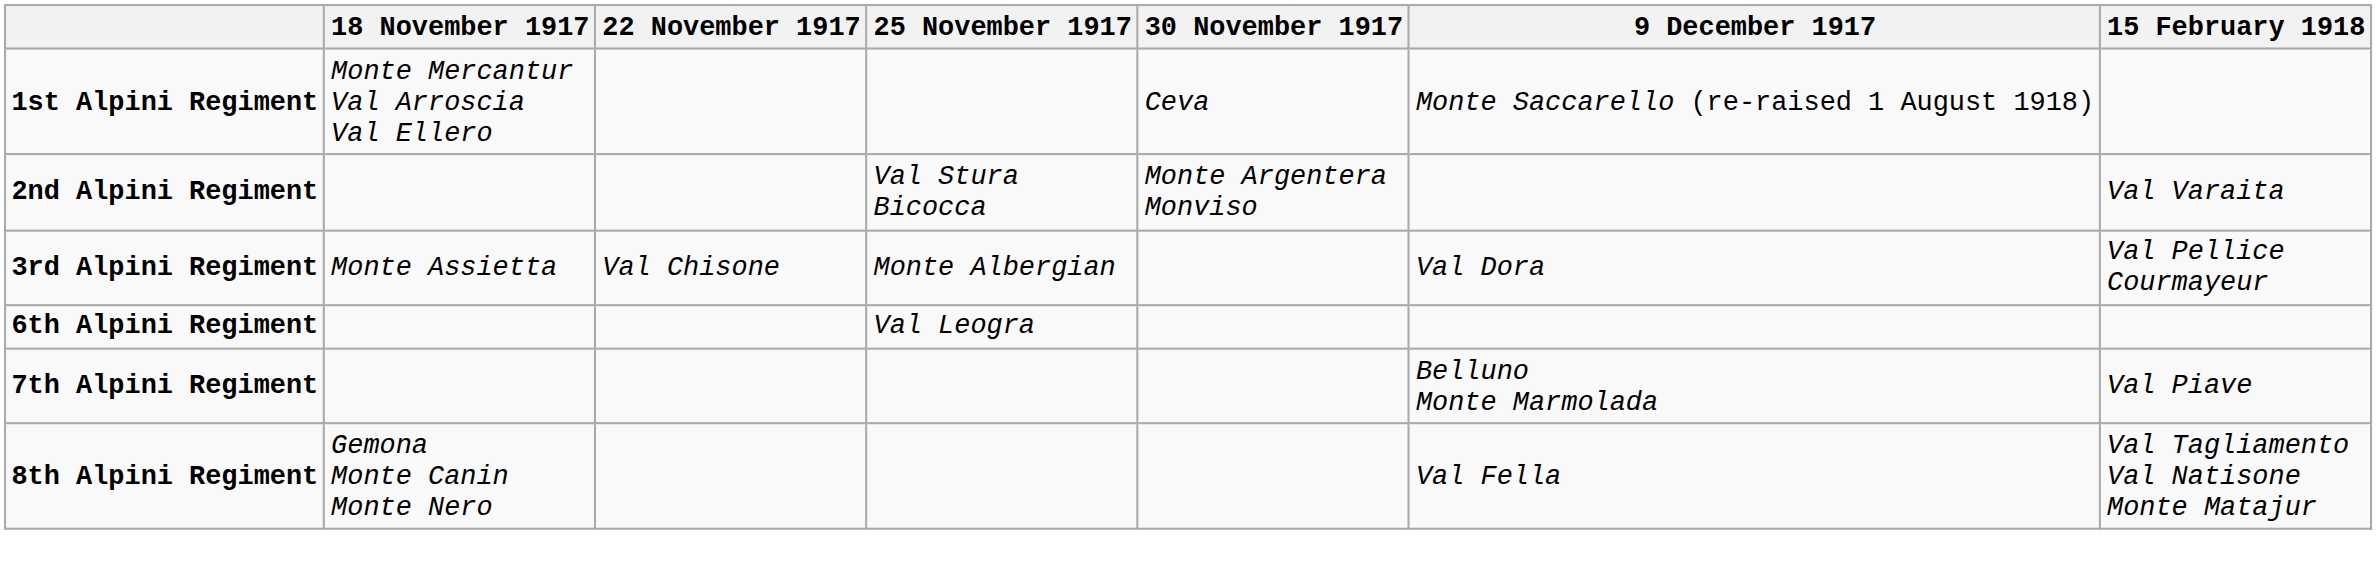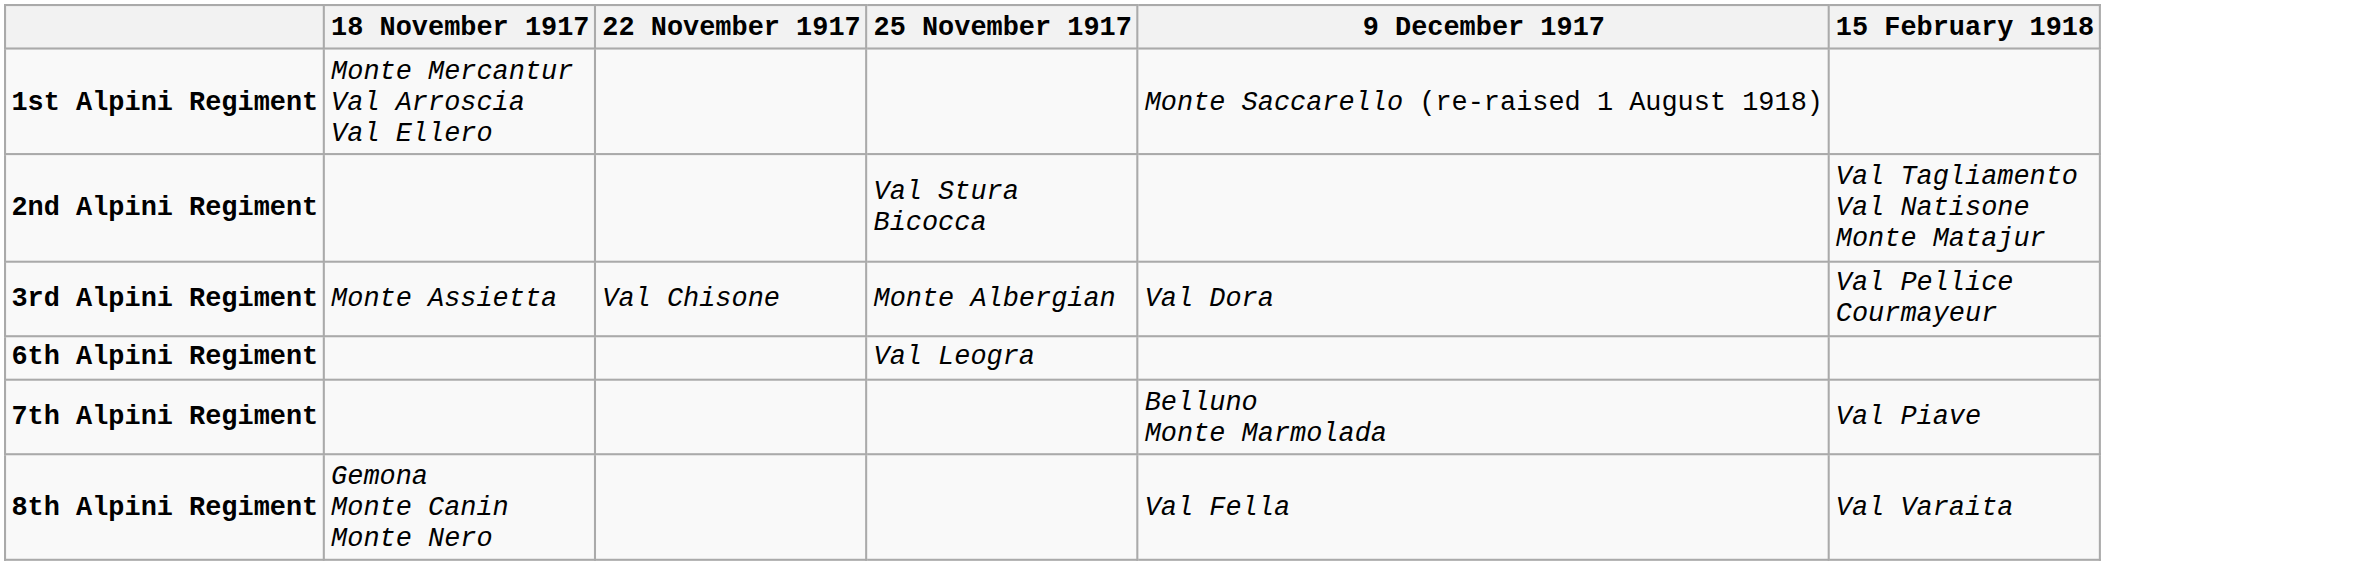- column: (1274, 27)
(2196, 192) Val Varaita -> (1957, 208) Val Tagliamento Val Natisone Monte Matajur
(2228, 476) Val Tagliamento Val Natisone Monte Matajur -> (1925, 507) Val Varaita
